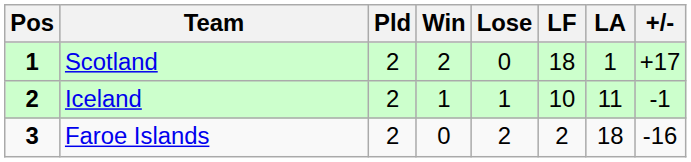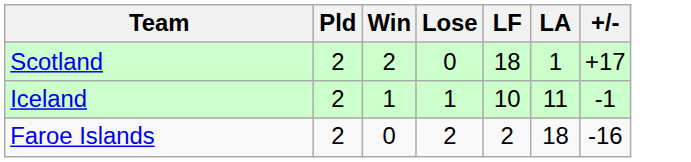- column: (32, 23)
